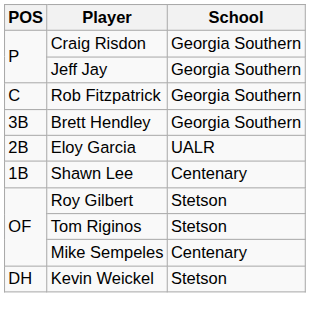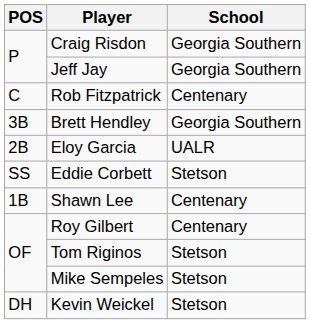(236, 95) Georgia Southern -> (209, 95) Centenary
+ row: (101, 174)
(199, 200) Stetson -> (209, 226) Centenary
(209, 252) Centenary -> (199, 278) Stetson
